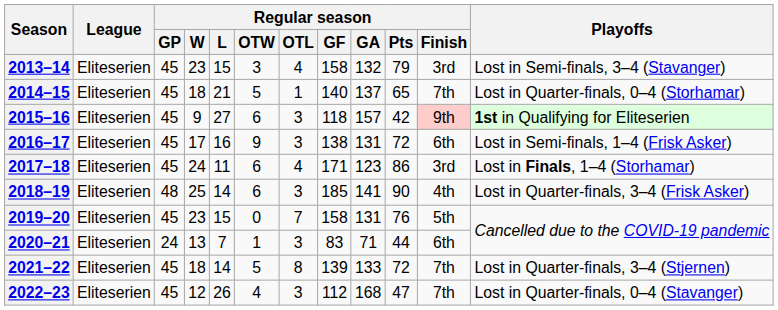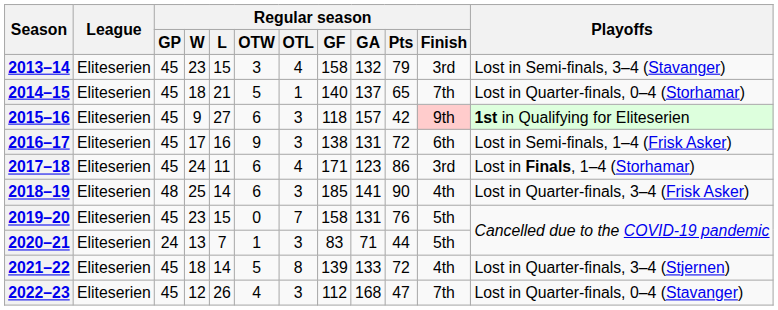(444, 242) 6th -> (444, 242) 5th
(444, 267) 7th -> (444, 267) 4th
